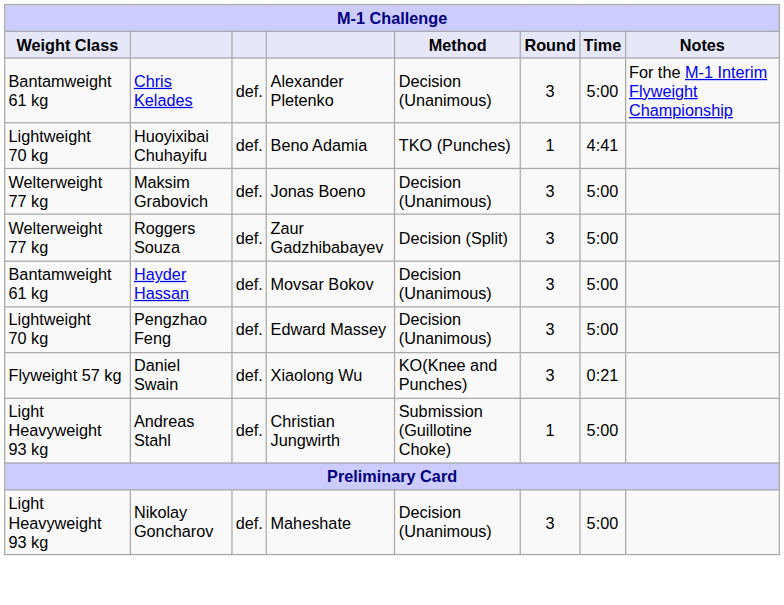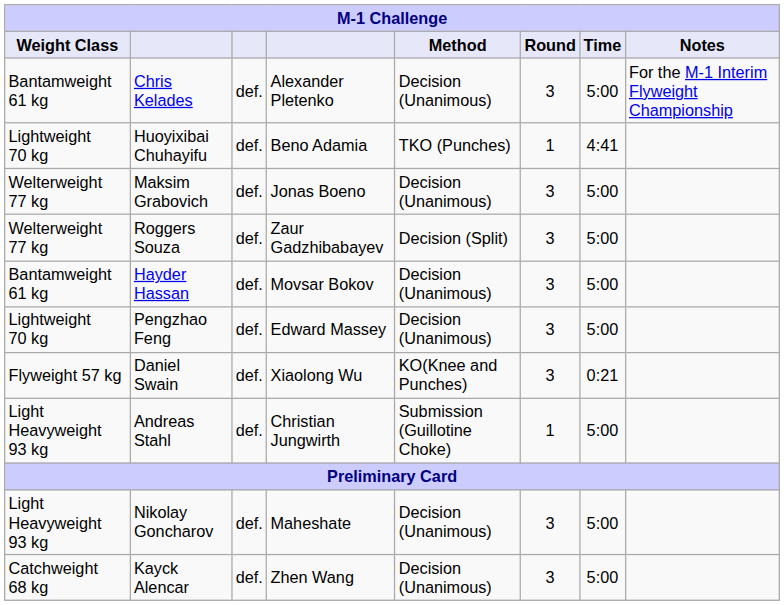+ row: (161, 577)
